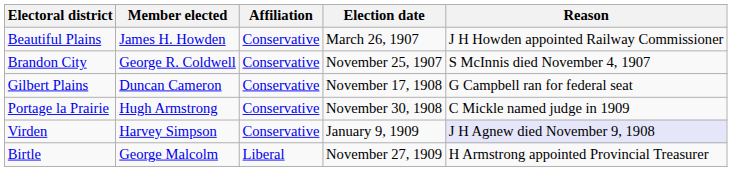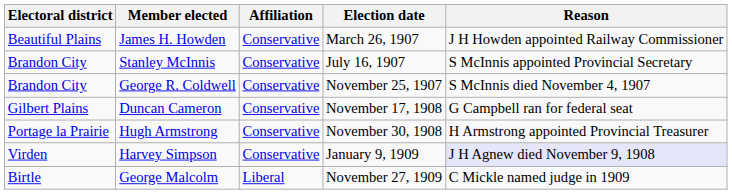+ row: (167, 62)
(539, 108) C Mickle named judge in 1909 -> (579, 131) H Armstrong appointed Provincial Treasurer
(579, 154) H Armstrong appointed Provincial Treasurer -> (539, 177) C Mickle named judge in 1909
